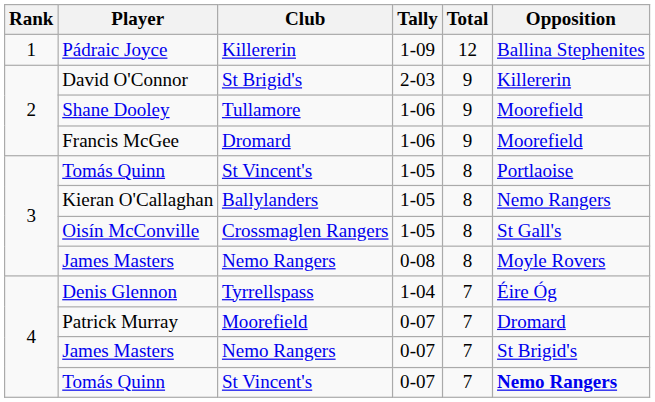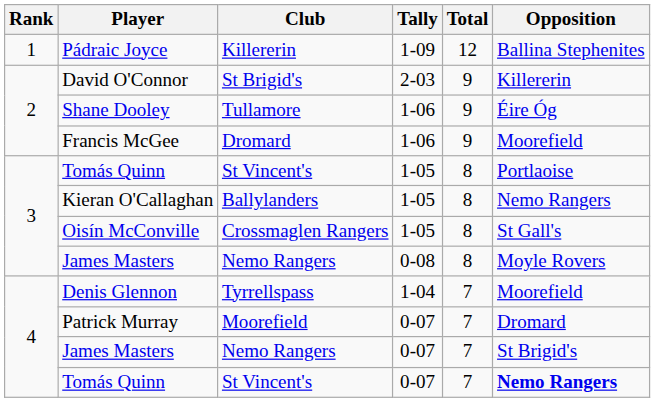(540, 110) Moorefield -> (527, 110) Éire Óg
(527, 291) Éire Óg -> (540, 291) Moorefield
